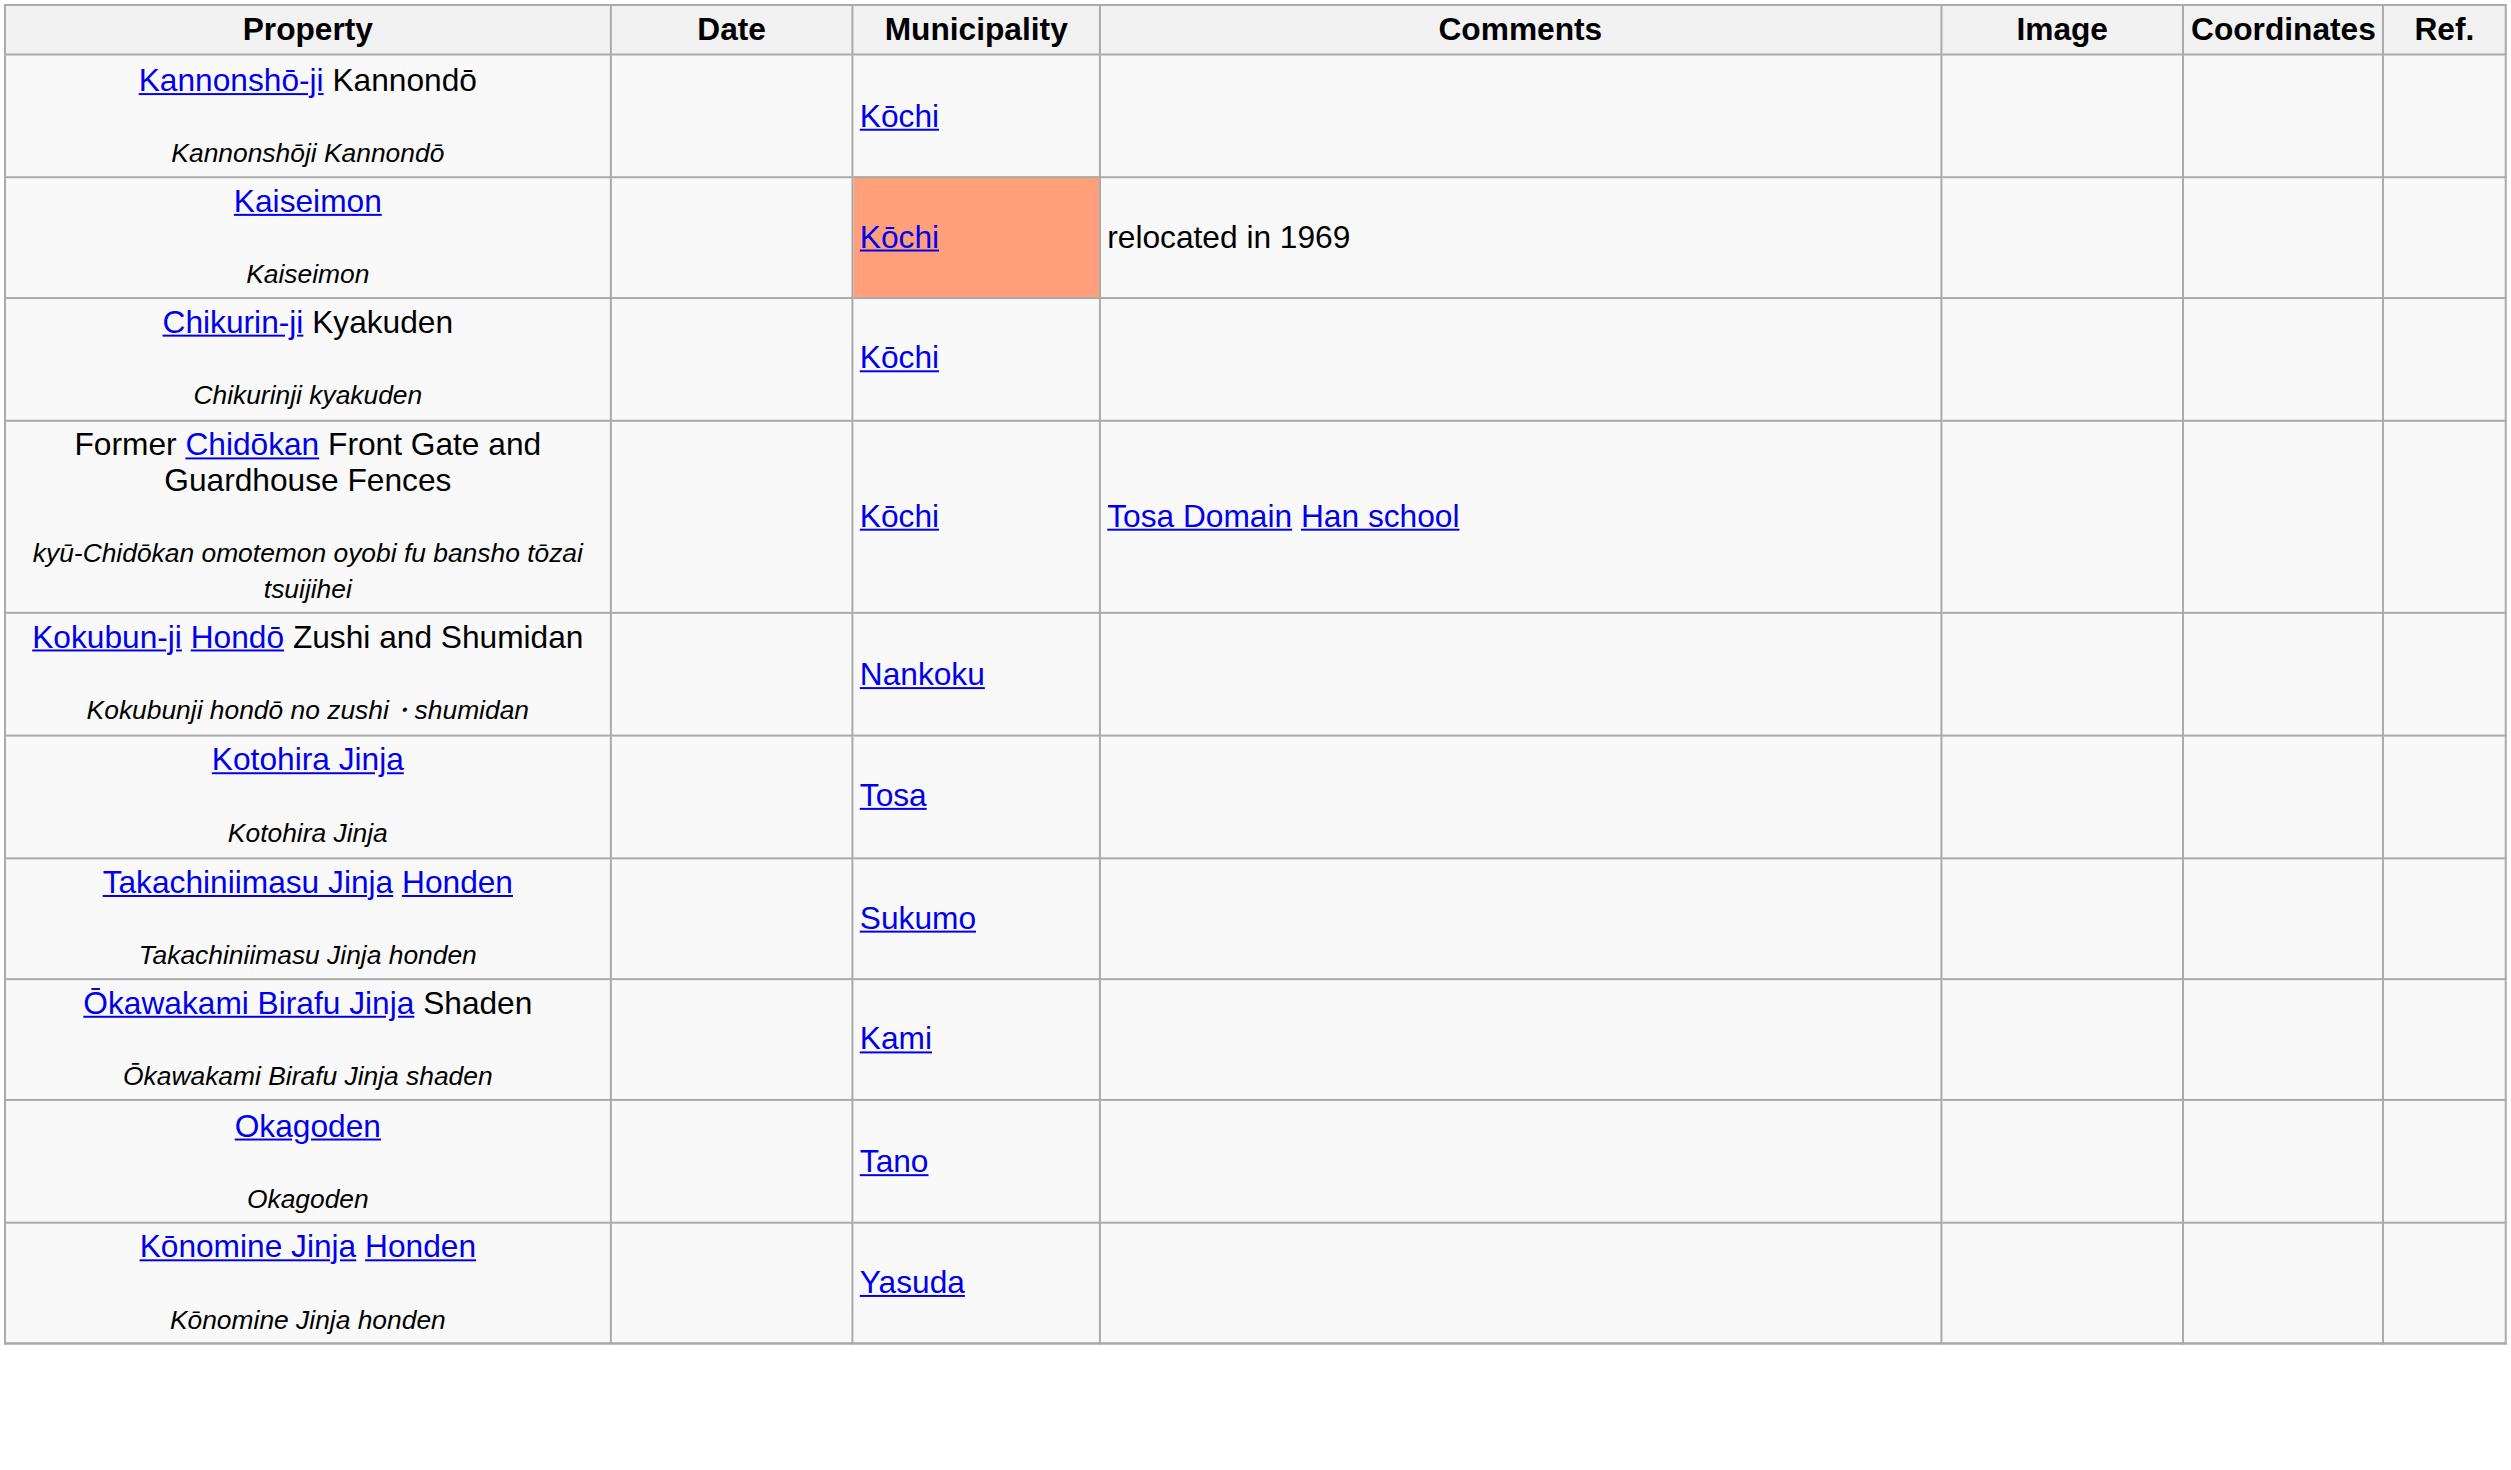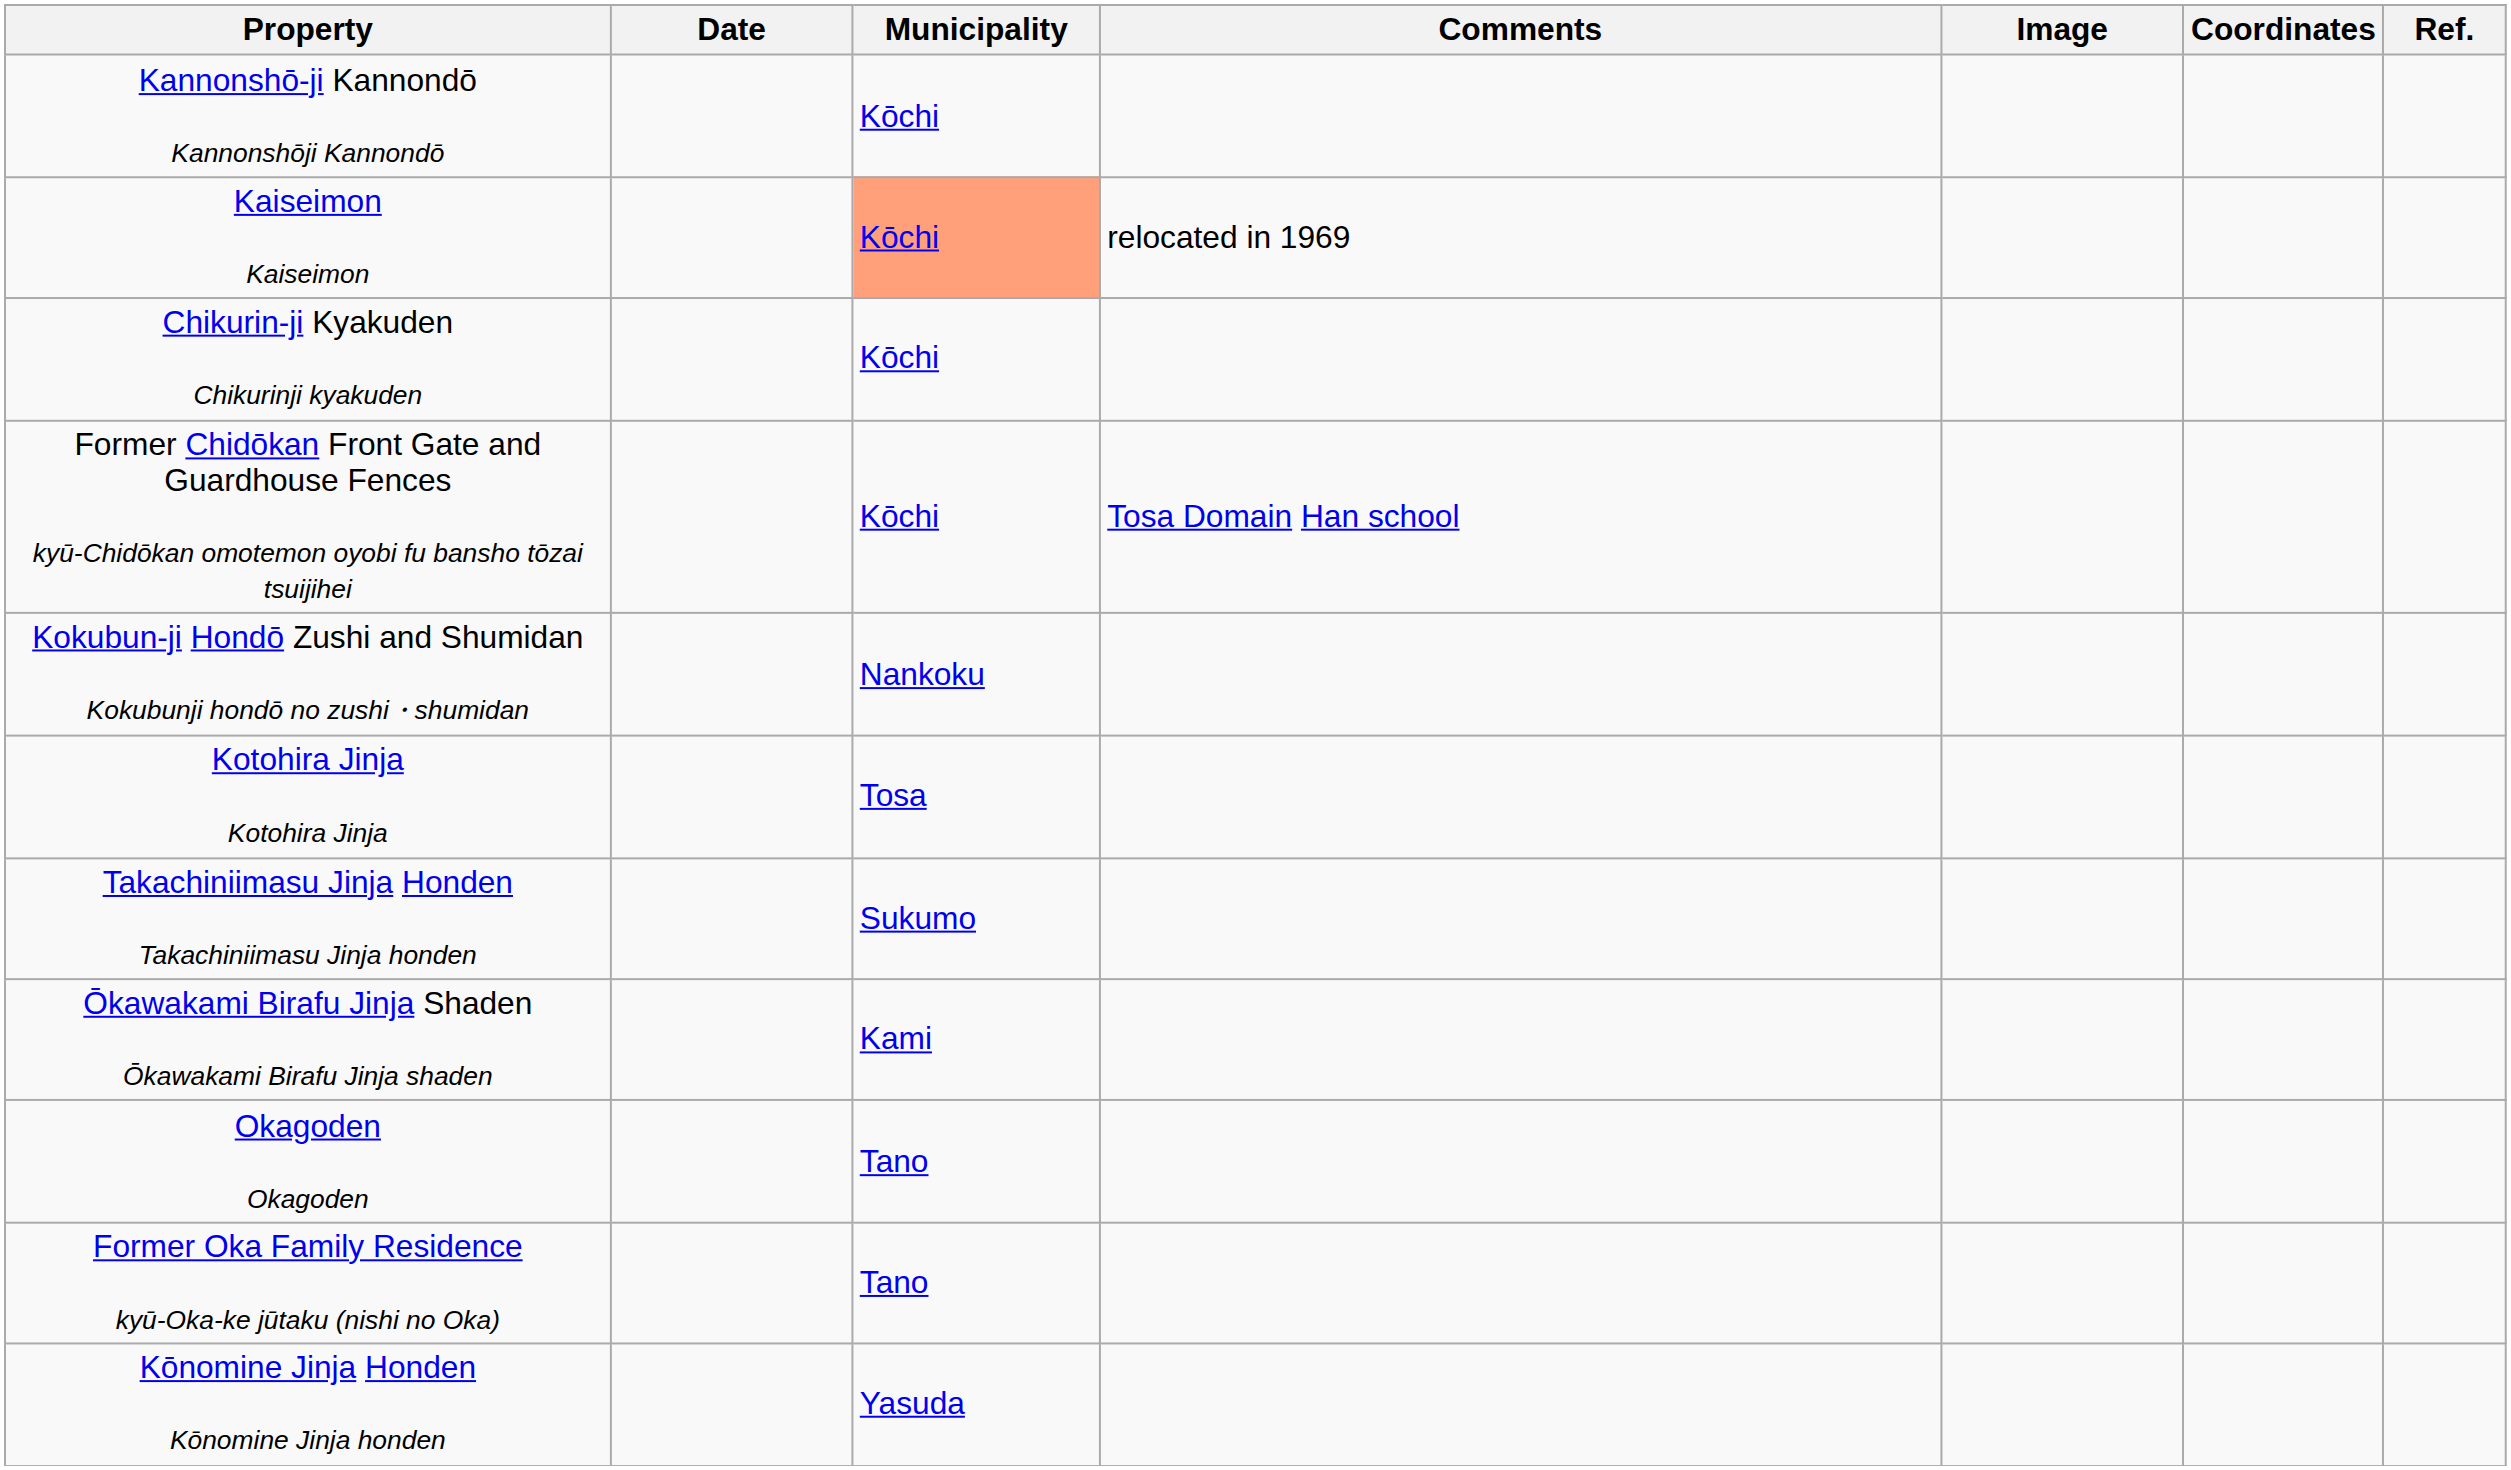+ row: (308, 1282)
